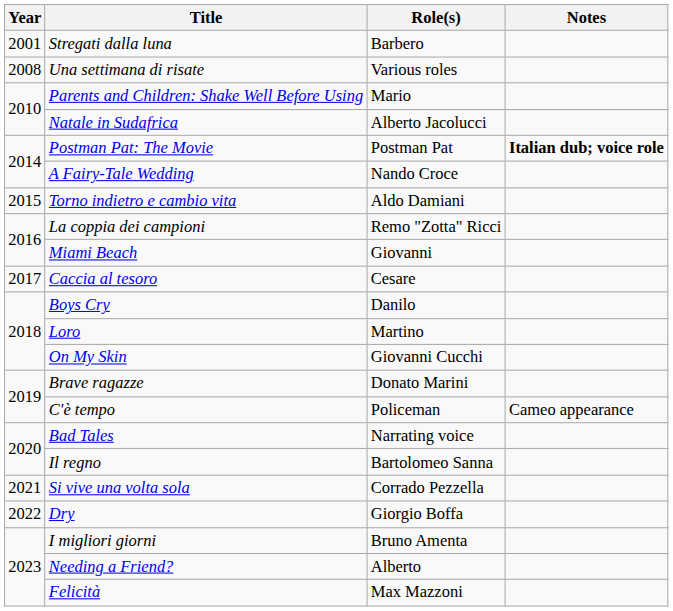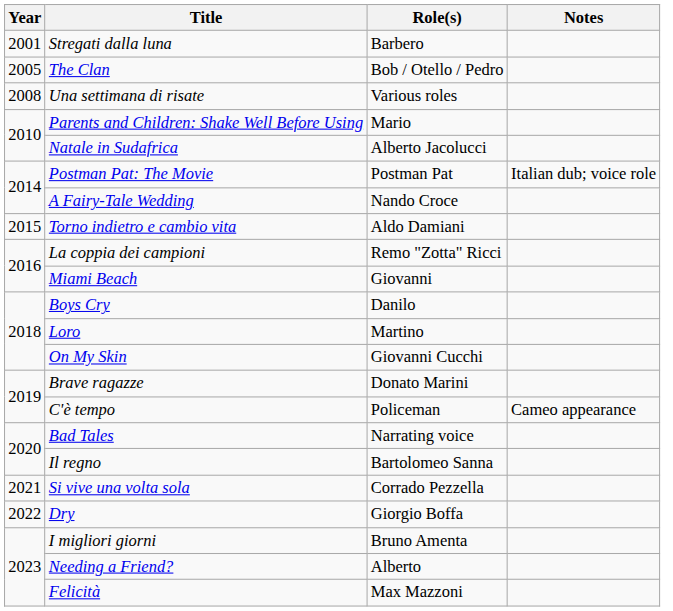+ row: (79, 69)
(586, 148) bold -> (584, 174) normal
- row: (103, 278)
